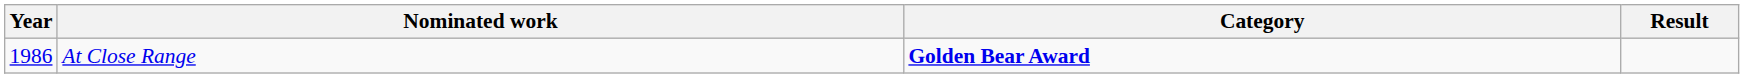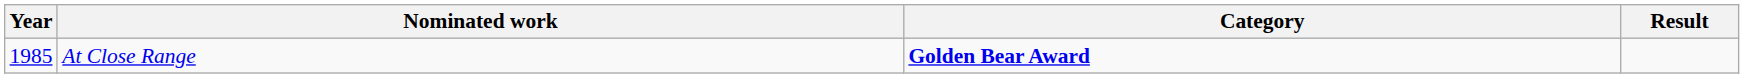(31, 55) 1986 -> (31, 55) 1985
